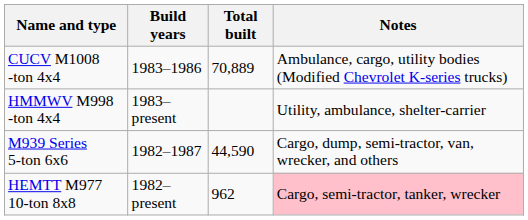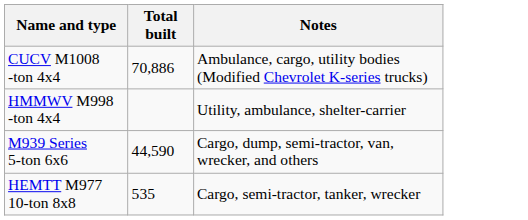- column: (168, 25)
(233, 67) 70,889 -> (153, 67) 70,886
(223, 193) 962 -> (143, 193) 535
(389, 193) pink background -> (309, 193) no background
